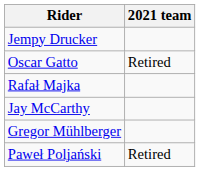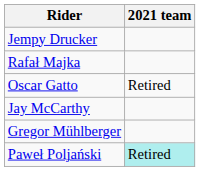rows swapped: (43, 62) <-> (44, 85)
(149, 154) no background -> (149, 154) paleturquoise background
